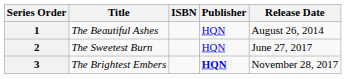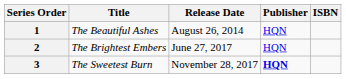columns swapped: (295, 13) <-> (184, 13)
(112, 47) The Sweetest Burn -> (119, 47) The Brightest Embers
(119, 64) The Brightest Embers -> (112, 64) The Sweetest Burn
